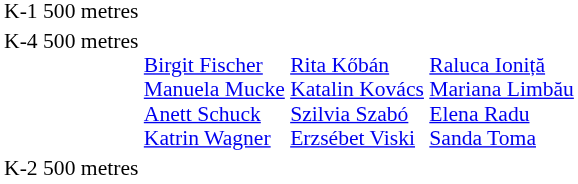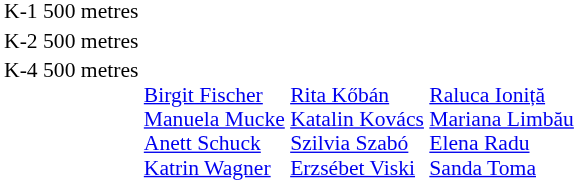rows swapped: (71, 167) <-> (71, 40)
